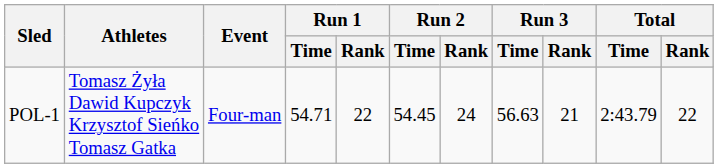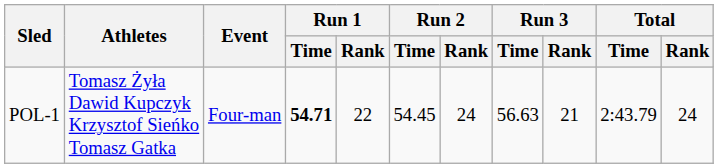(311, 115) normal -> (311, 115) bold
(687, 115) 22 -> (687, 115) 24
